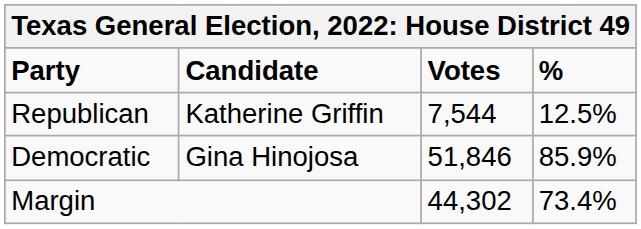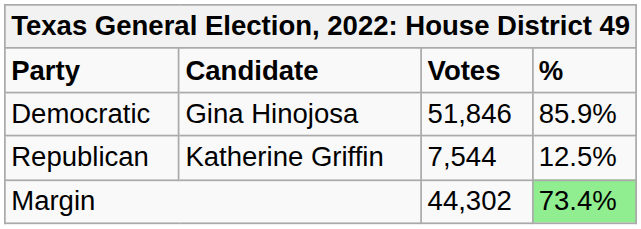rows swapped: (81, 157) <-> (80, 113)
(578, 200) no background -> (578, 200) lightgreen background
